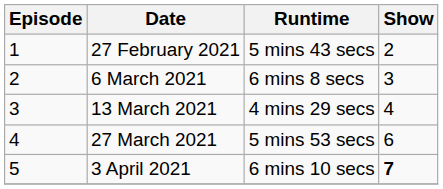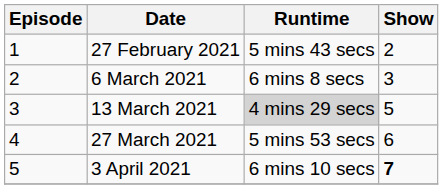(312, 109) no background -> (312, 109) lightgrey background
(389, 109) 4 -> (389, 109) 5
